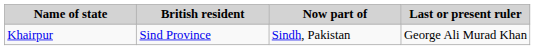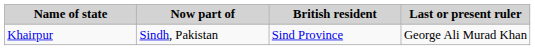columns swapped: (203, 14) <-> (335, 14)
